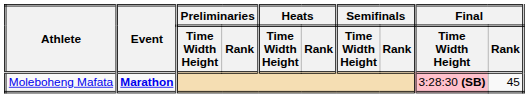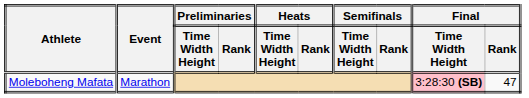(147, 83) bold -> (145, 83) normal
(513, 83) 45 -> (510, 83) 47
